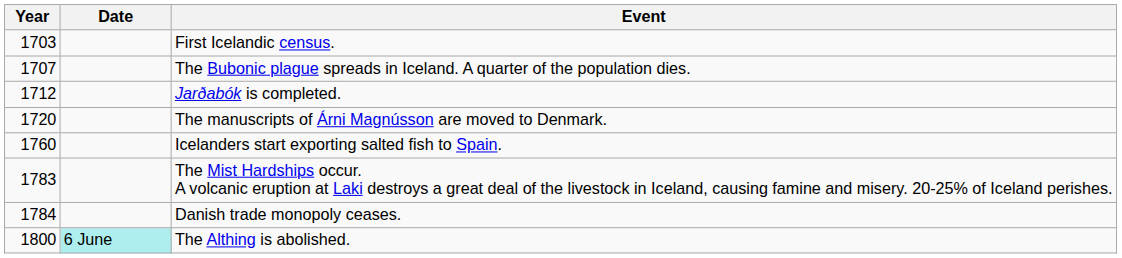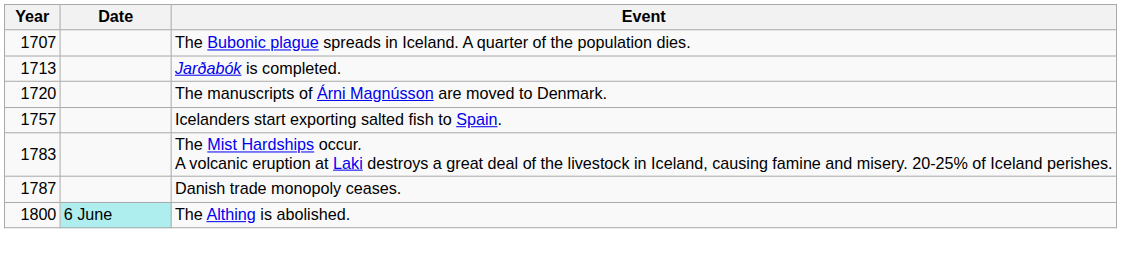- row: (255, 42)
(38, 94) 1712 -> (38, 68) 1713
(38, 145) 1760 -> (38, 119) 1757
(38, 214) 1784 -> (38, 189) 1787
